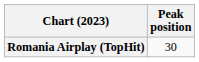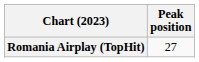(171, 47) 30 -> (171, 47) 27
